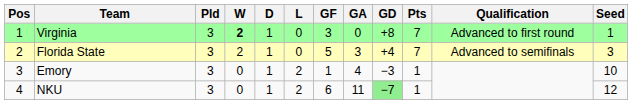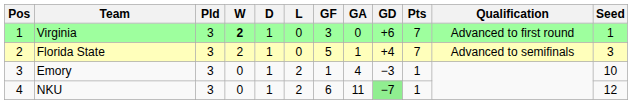(387, 33) +8 -> (387, 33) +6
(358, 52) 3 -> (358, 52) 1
